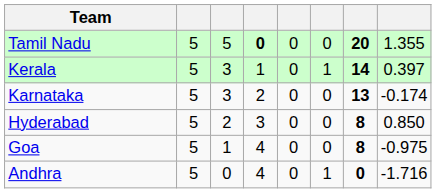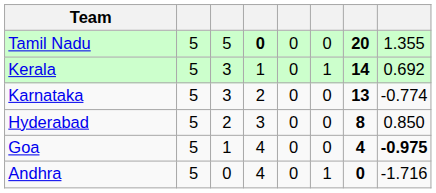(404, 69) 0.397 -> (404, 69) 0.692
(404, 95) -0.174 -> (404, 95) -0.774
(360, 148) 8 -> (360, 148) 4
(404, 148) normal -> (404, 148) bold
